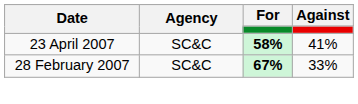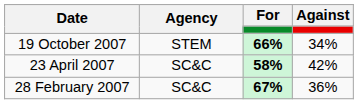+ row: (72, 43)
(323, 43) 41% -> (323, 65) 42%
(323, 65) 33% -> (323, 87) 36%
